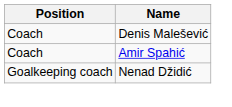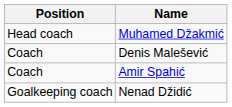+ row: (171, 33)
